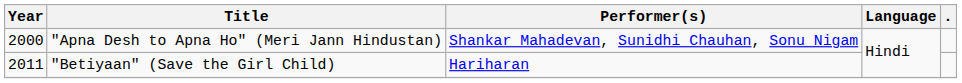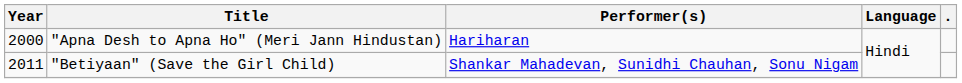(654, 41) Shankar Mahadevan, Sunidhi Chauhan, Sonu Nigam -> (489, 41) Hariharan
(489, 65) Hariharan -> (654, 65) Shankar Mahadevan, Sunidhi Chauhan, Sonu Nigam
